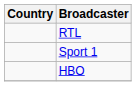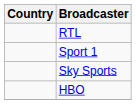+ row: (88, 71)
